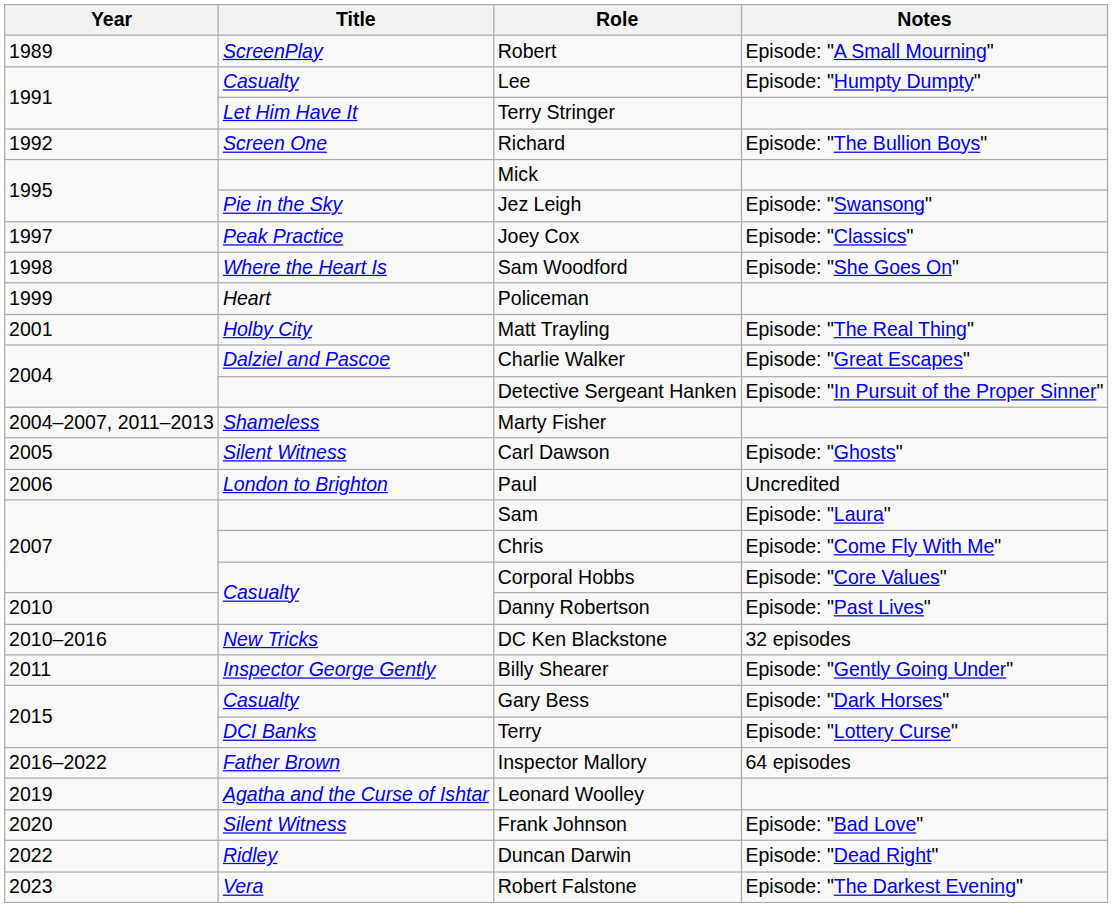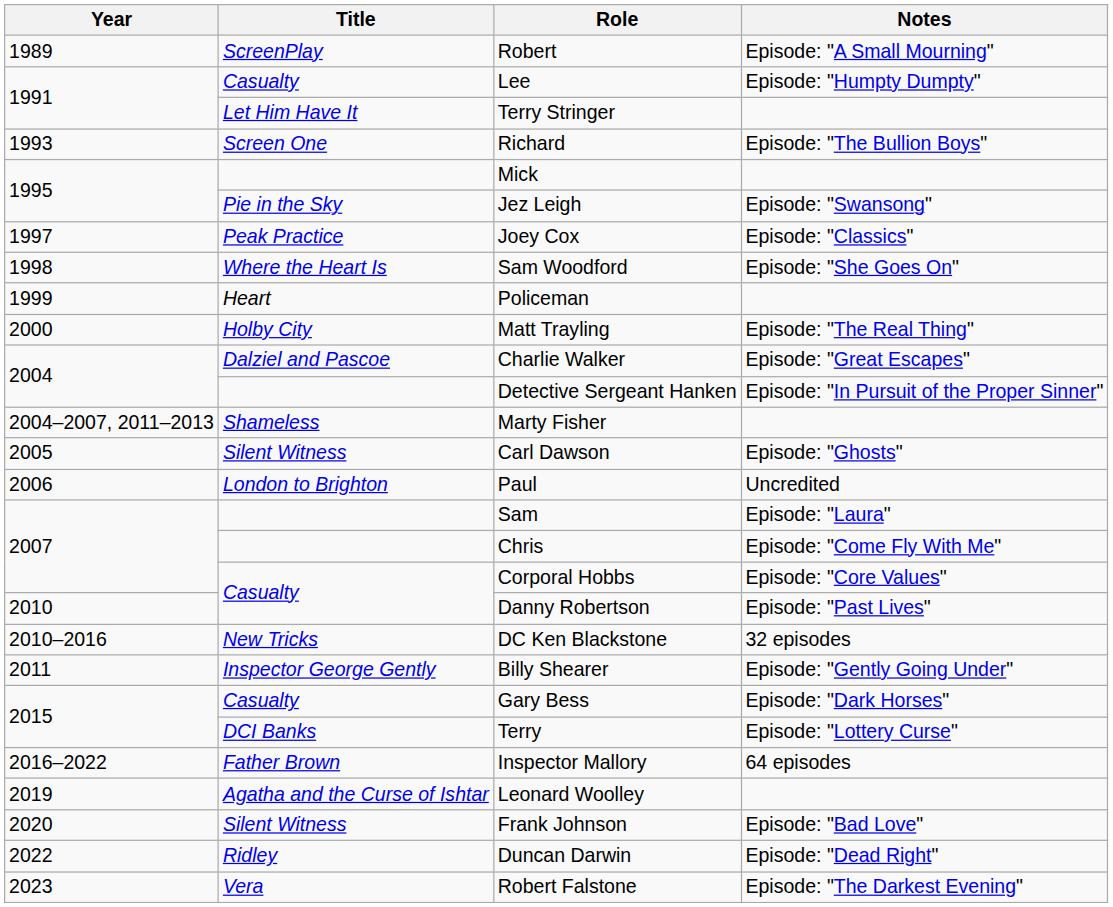(31, 143) 1992 -> (31, 143) 1993
(31, 329) 2001 -> (31, 329) 2000
